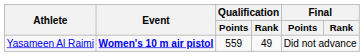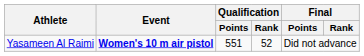(234, 44) 559 -> (234, 44) 551
(267, 44) 49 -> (267, 44) 52
